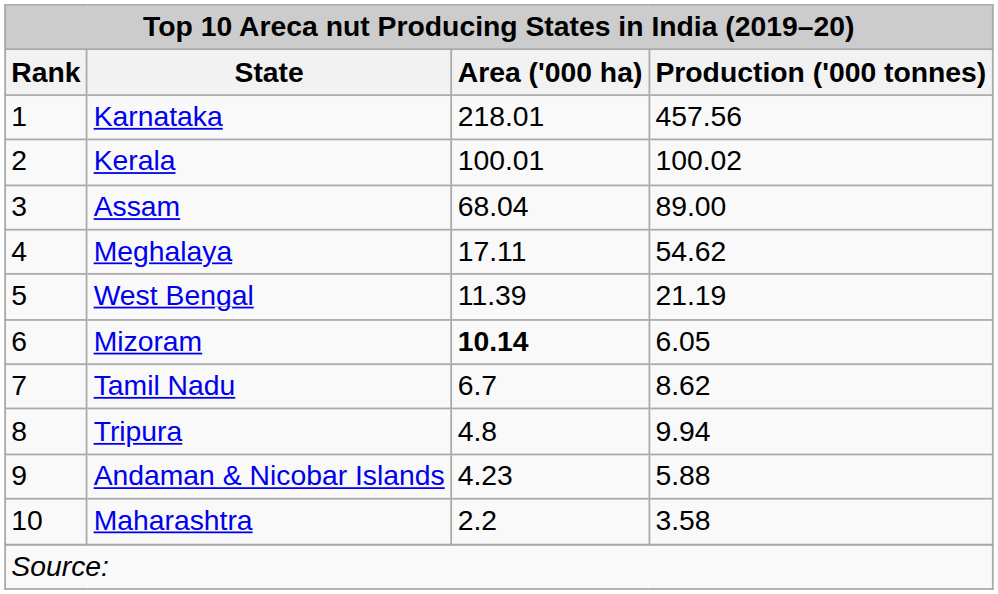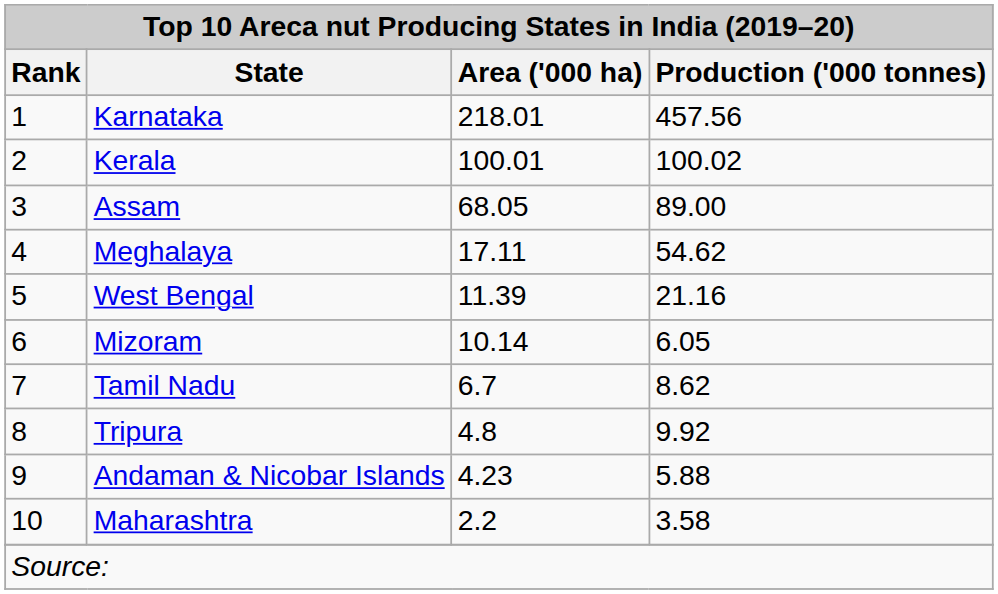(493, 206) 68.04 -> (493, 206) 68.05
(691, 296) 21.19 -> (691, 296) 21.16
(493, 341) bold -> (493, 341) normal
(683, 431) 9.94 -> (683, 431) 9.92
